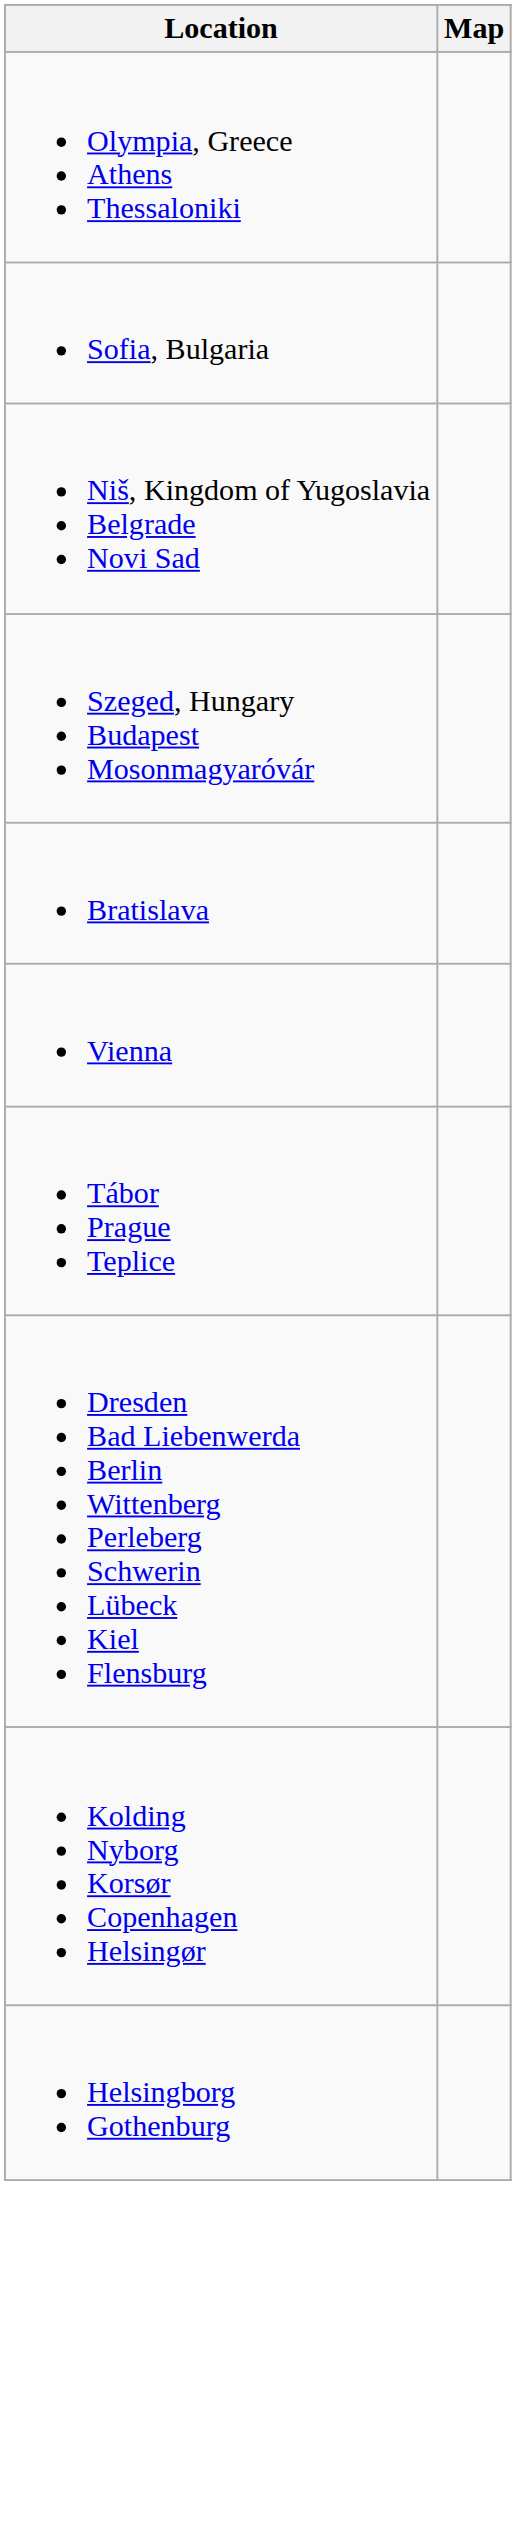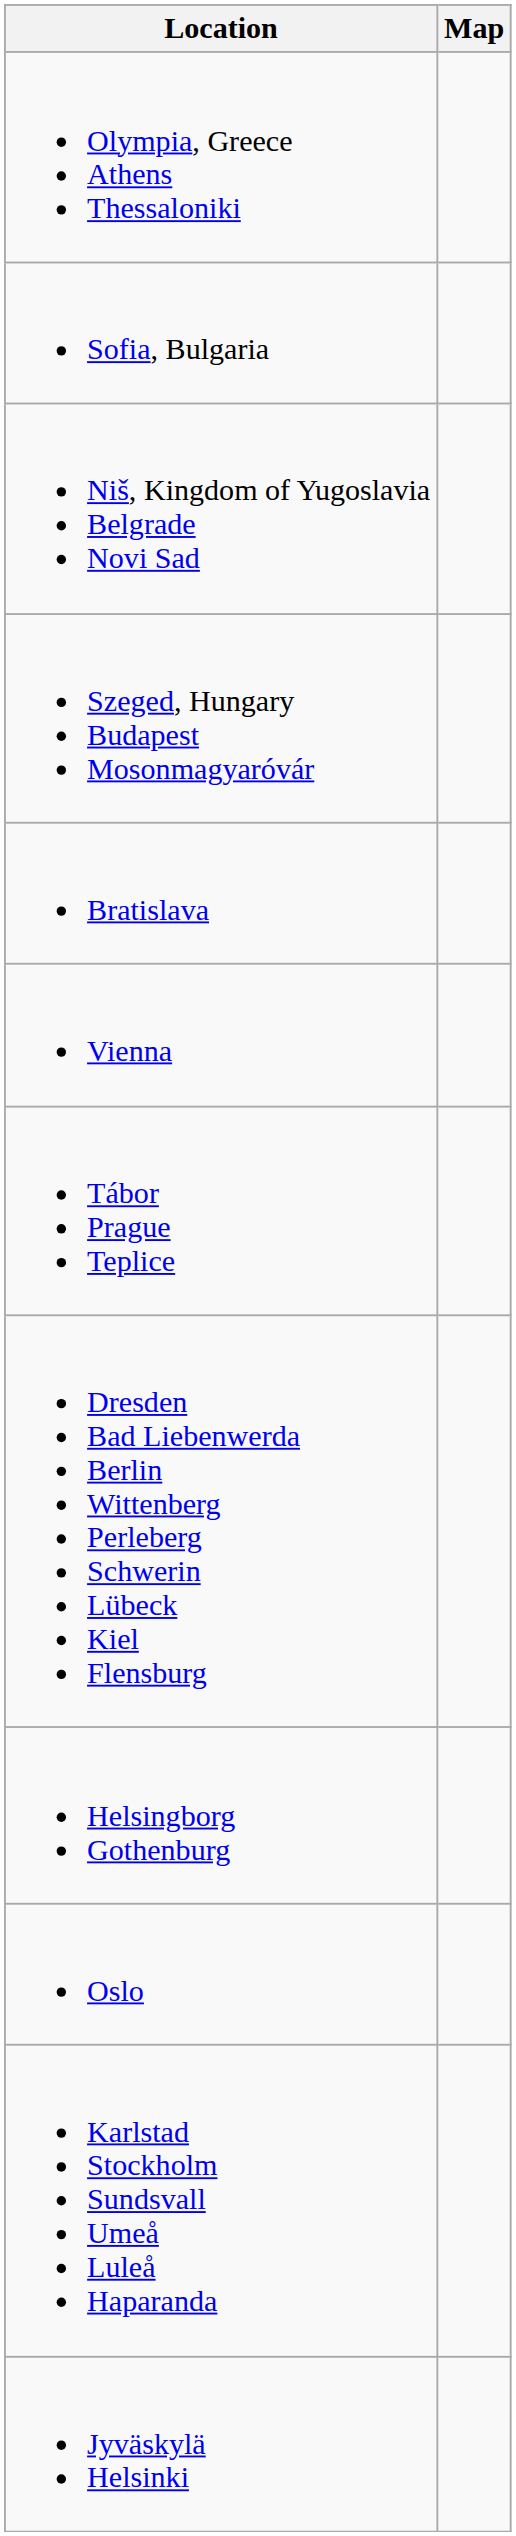- row: (221, 1883)
+ row: (221, 1991)
+ row: (221, 2217)
+ row: (221, 2461)
